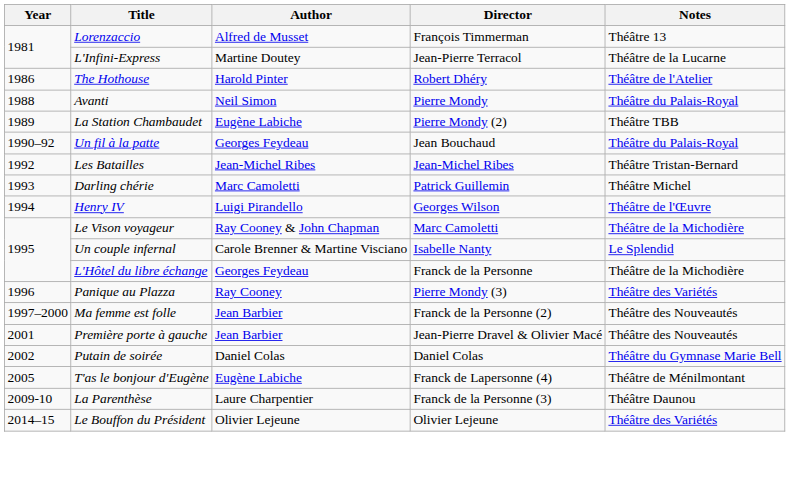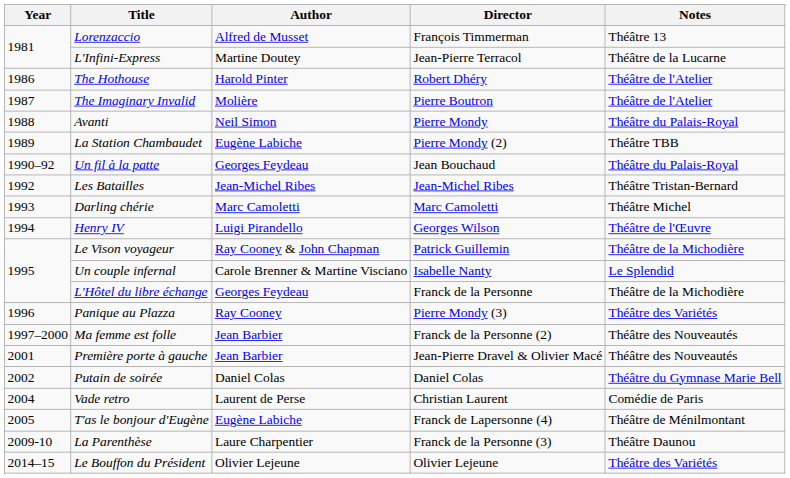+ row: (135, 100)
(461, 185) Patrick Guillemin -> (456, 206) Marc Camoletti
(456, 228) Marc Camoletti -> (461, 249) Patrick Guillemin
+ row: (102, 398)
